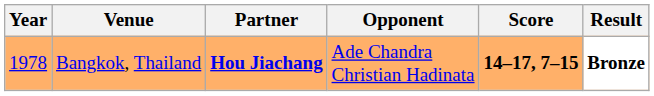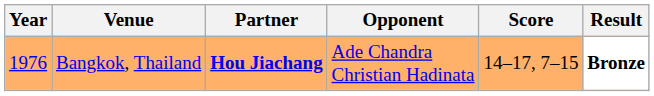(28, 63) 1978 -> (28, 63) 1976
(531, 63) bold -> (531, 63) normal
